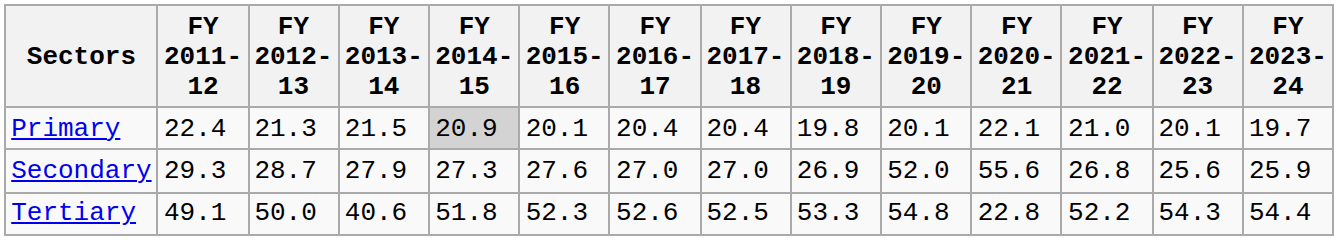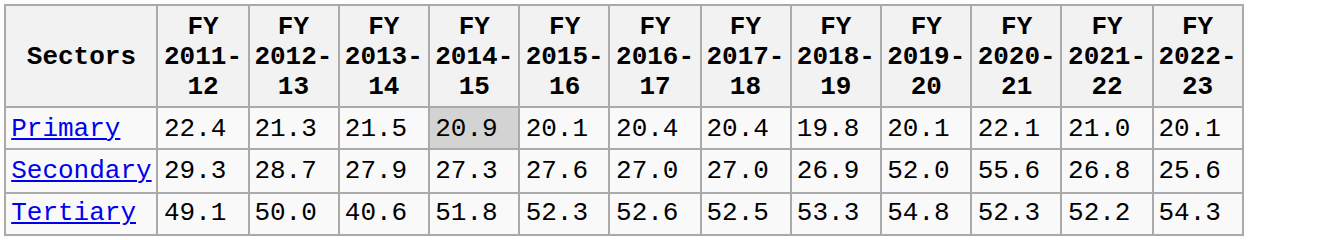- column: (1288, 56)
(1009, 213) 22.8 -> (1009, 213) 52.3
